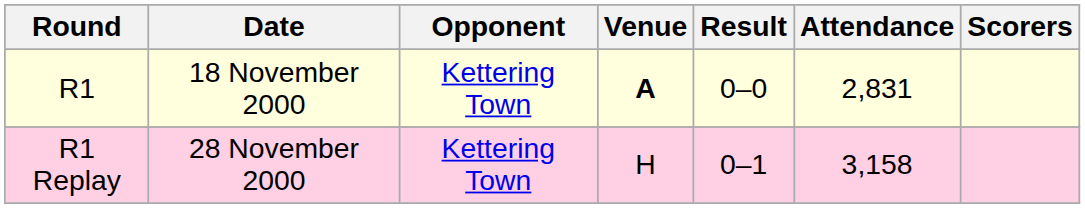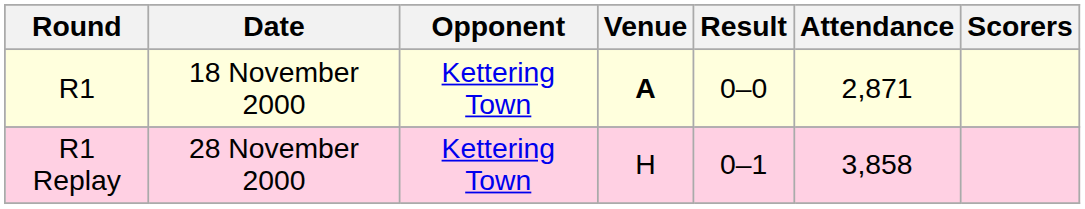(877, 87) 2,831 -> (877, 87) 2,871
(877, 164) 3,158 -> (877, 164) 3,858
